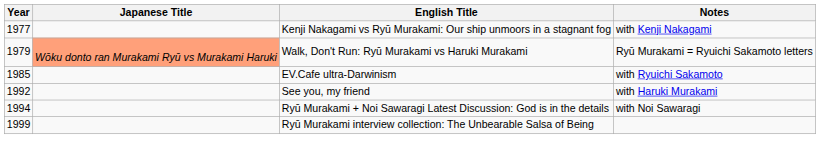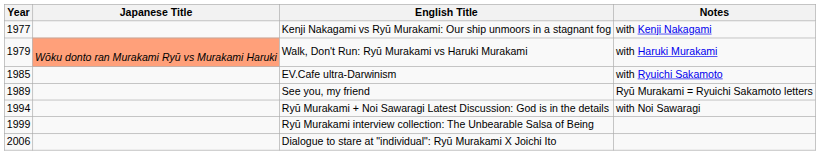(714, 52) Ryū Murakami = Ryuichi Sakamoto letters -> (667, 52) with Haruki Murakami
(19, 91) 1992 -> (19, 91) 1989
(667, 91) with Haruki Murakami -> (714, 91) Ryū Murakami = Ryuichi Sakamoto letters
+ row: (419, 141)
